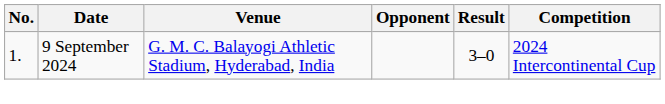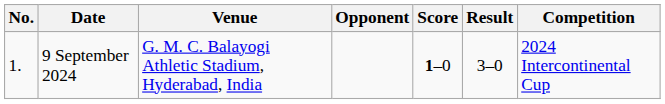+ column: (438, 18)
